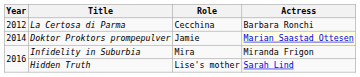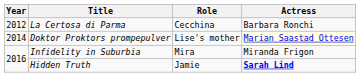(187, 38) Jamie -> (207, 38) Lise's mother
(207, 65) Lise's mother -> (187, 65) Jamie
(269, 65) normal -> (269, 65) bold
